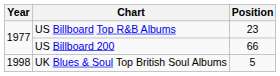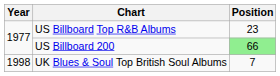(253, 46) no background -> (253, 46) lightgreen background
(253, 63) 5 -> (253, 63) 7
